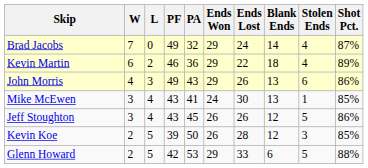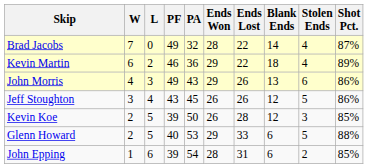(212, 44) 29 -> (212, 44) 28
(243, 44) 24 -> (243, 44) 22
- row: (41, 99)
(173, 154) 42 -> (173, 136) 40
+ row: (36, 154)
